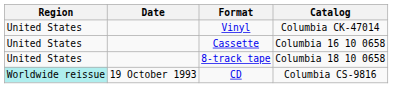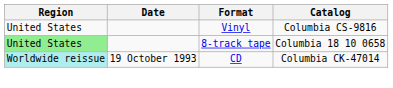(330, 28) Columbia CK-47014 -> (330, 28) Columbia CS-9816
- row: (236, 44)
(44, 59) no background -> (44, 44) lightgreen background
(330, 75) Columbia CS-9816 -> (330, 59) Columbia CK-47014
